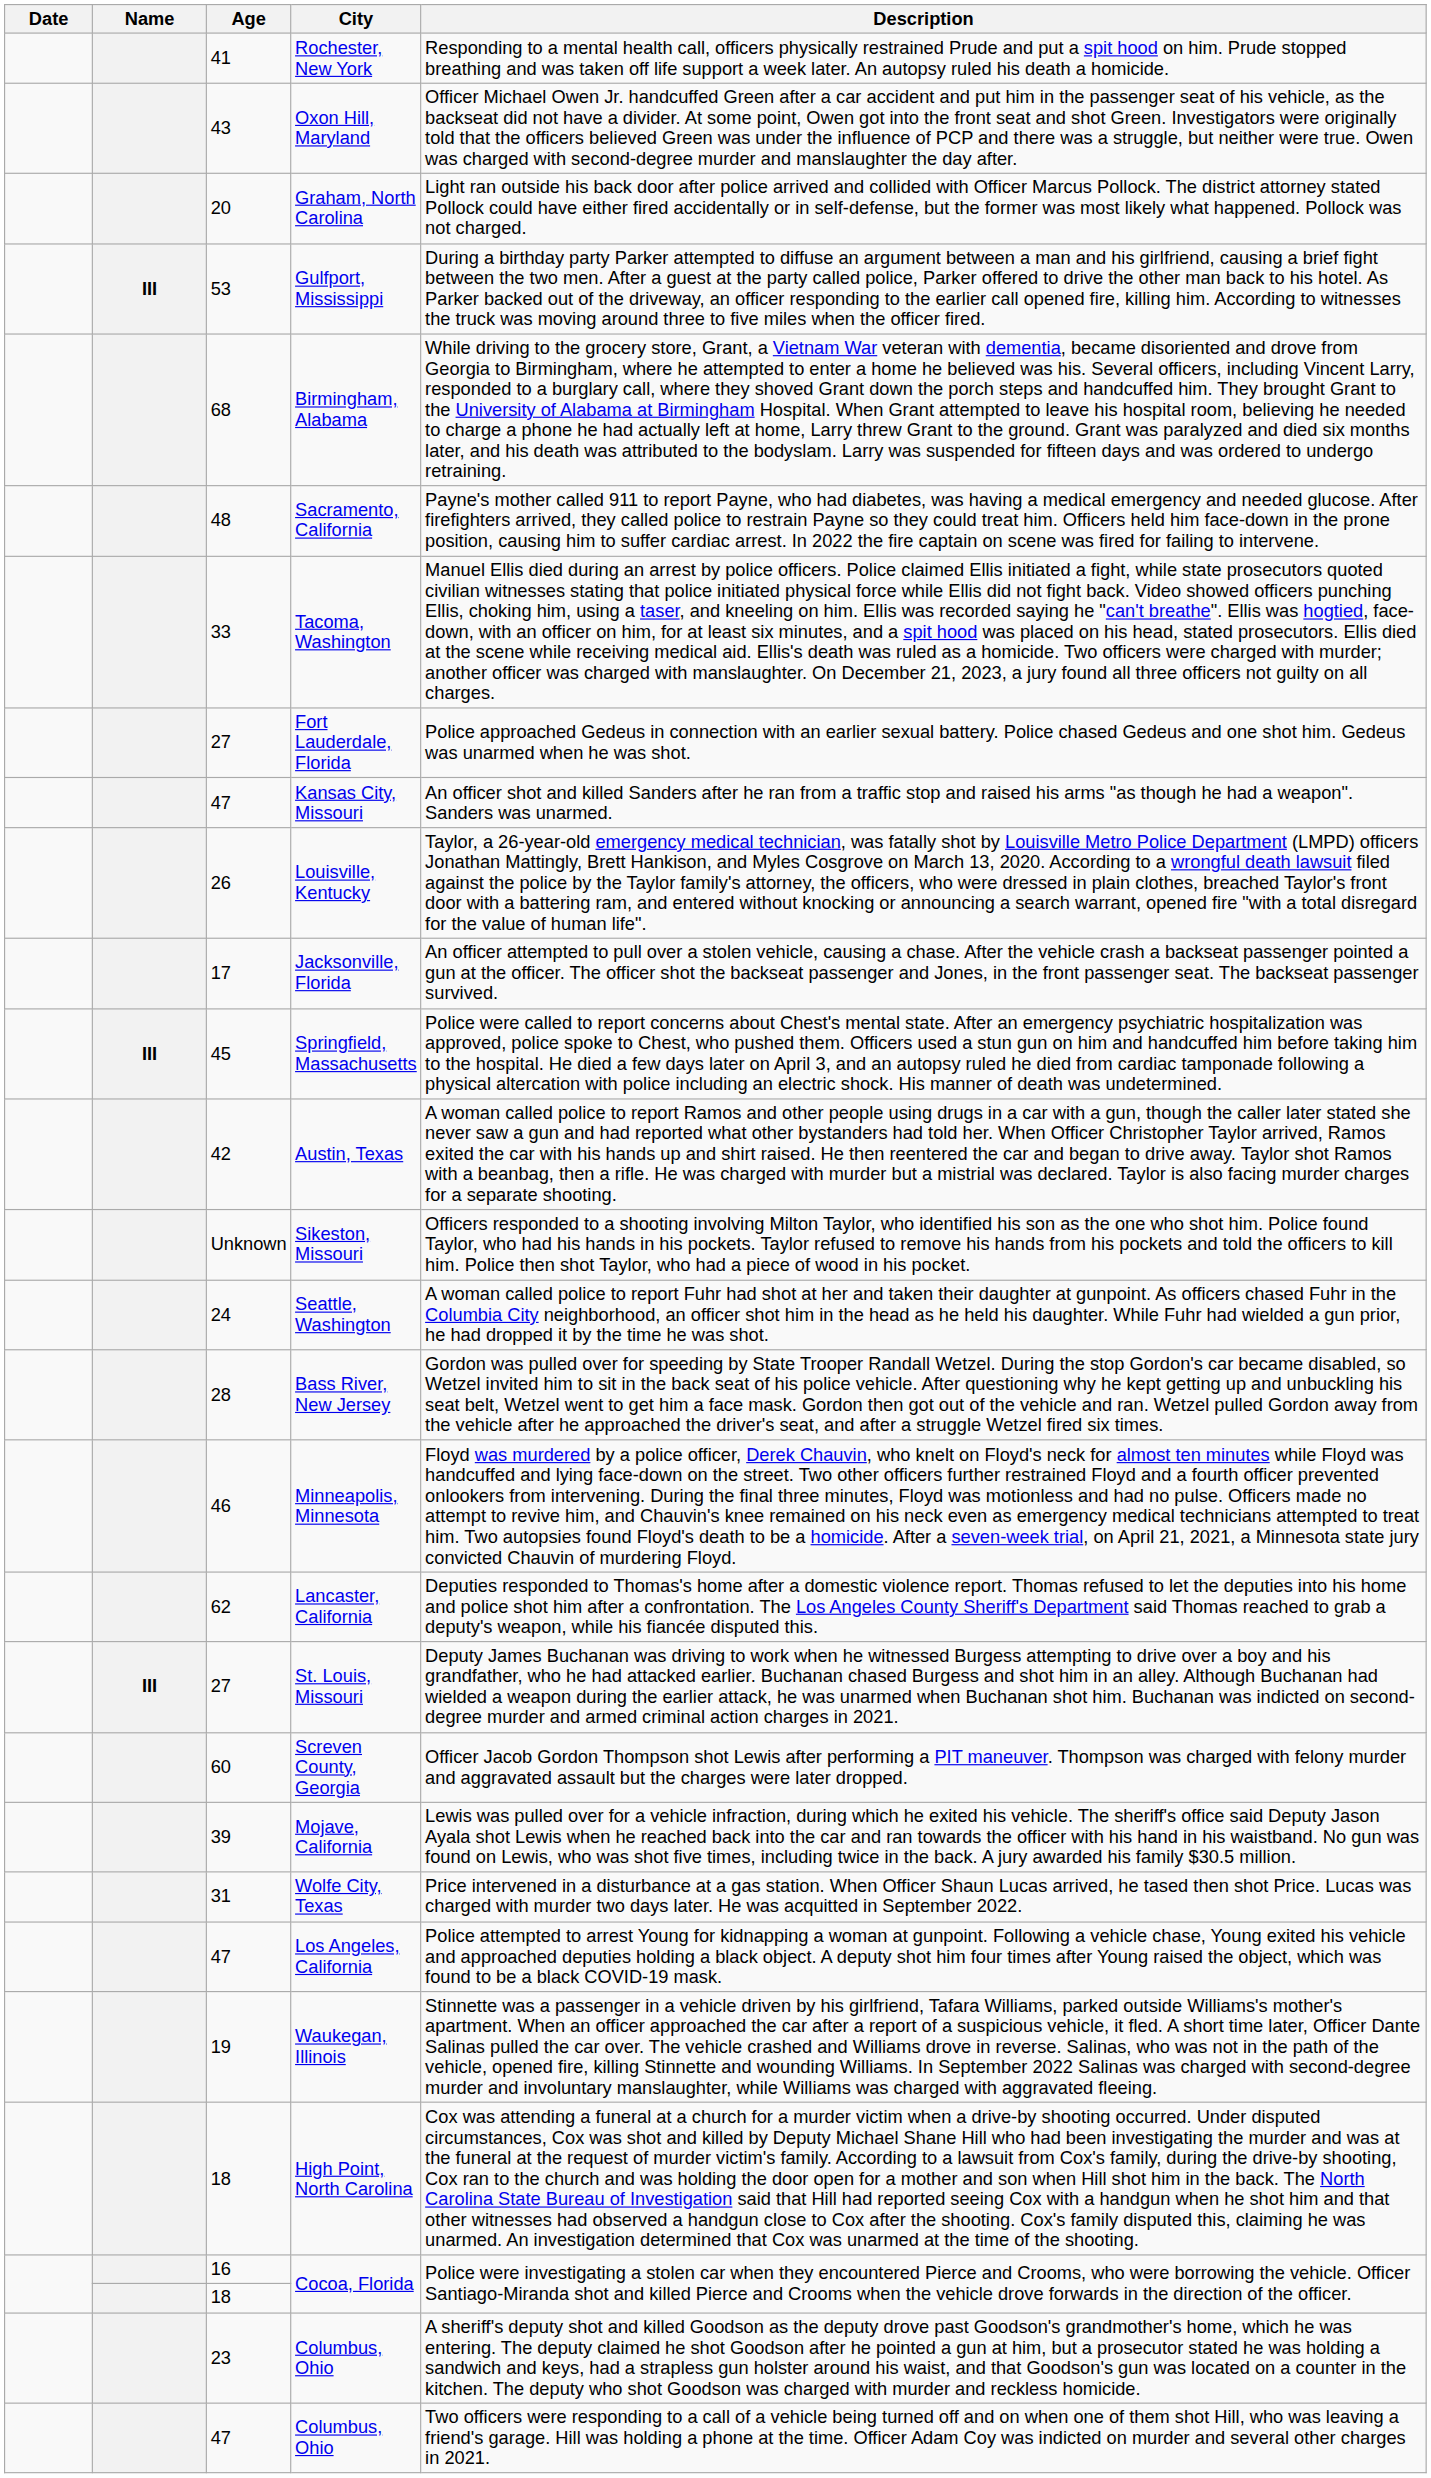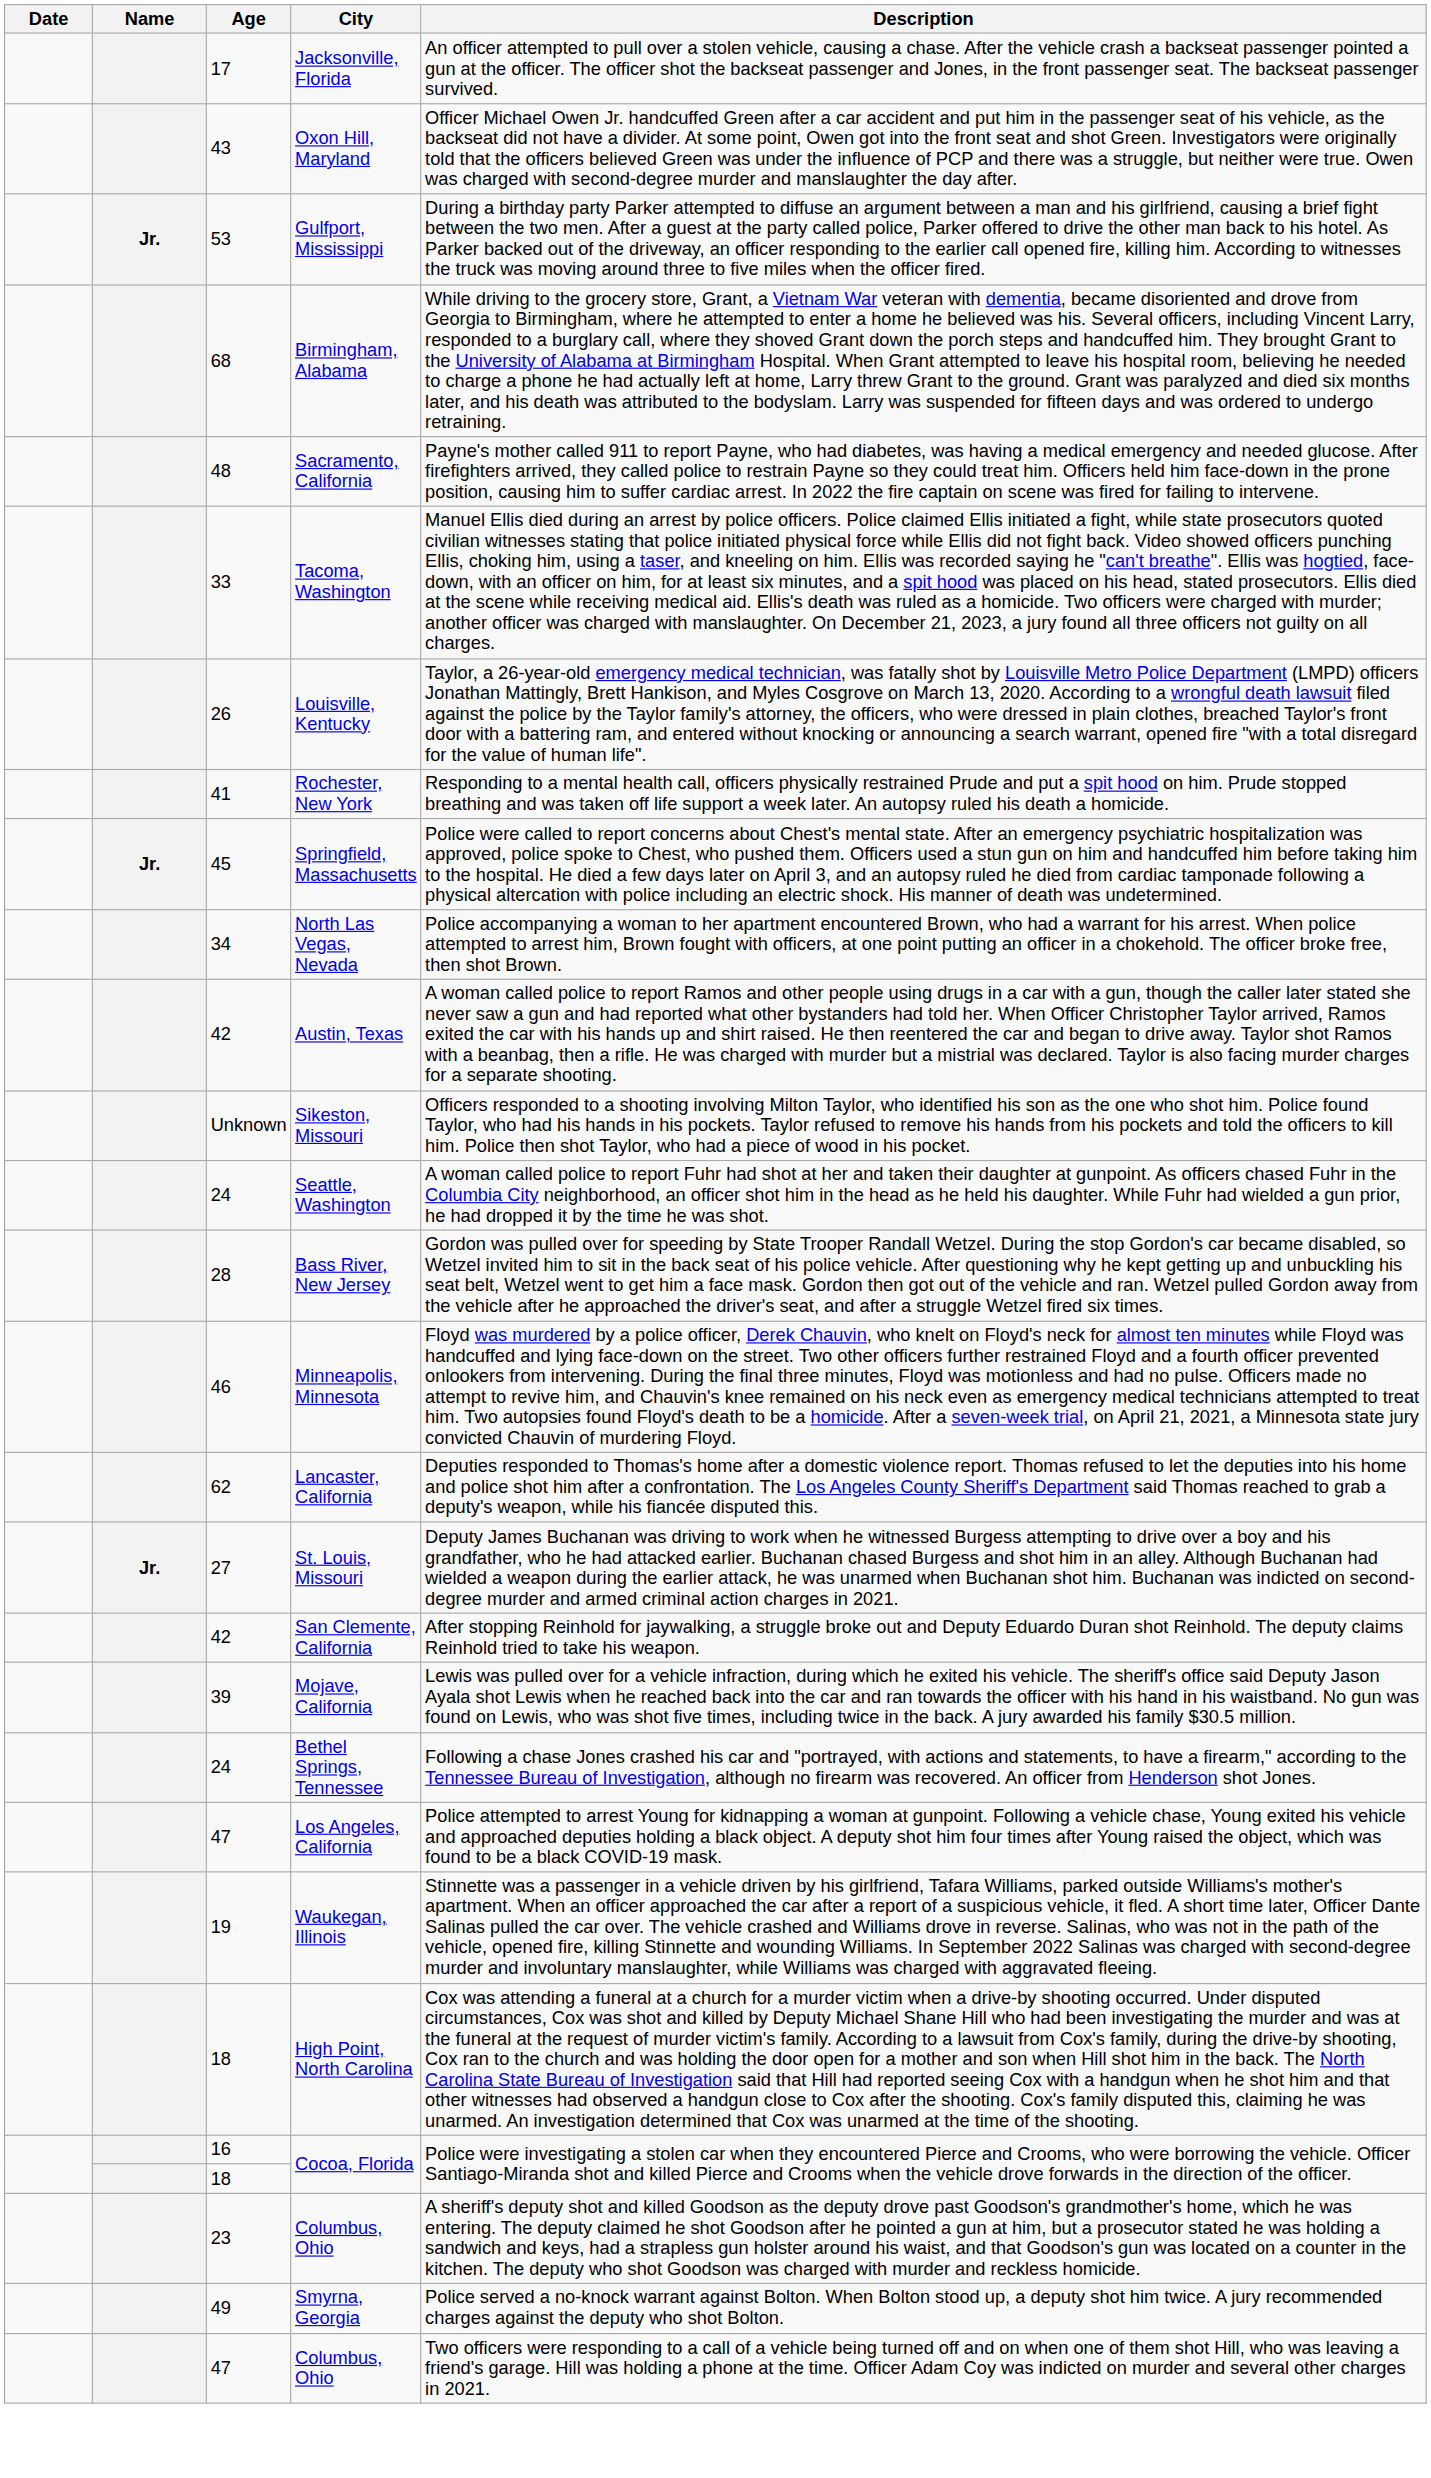rows swapped: (221, 973) <-> (221, 58)
- row: (221, 208)
(150, 288) III -> (150, 239) Jr.
- row: (221, 742)
- row: (221, 802)
(150, 1053) III -> (150, 864) Jr.
+ row: (221, 944)
(150, 1686) III -> (150, 1567) Jr.
- row: (221, 1767)
+ row: (221, 1637)
- row: (221, 1896)
+ row: (221, 1767)
+ row: (221, 2308)
